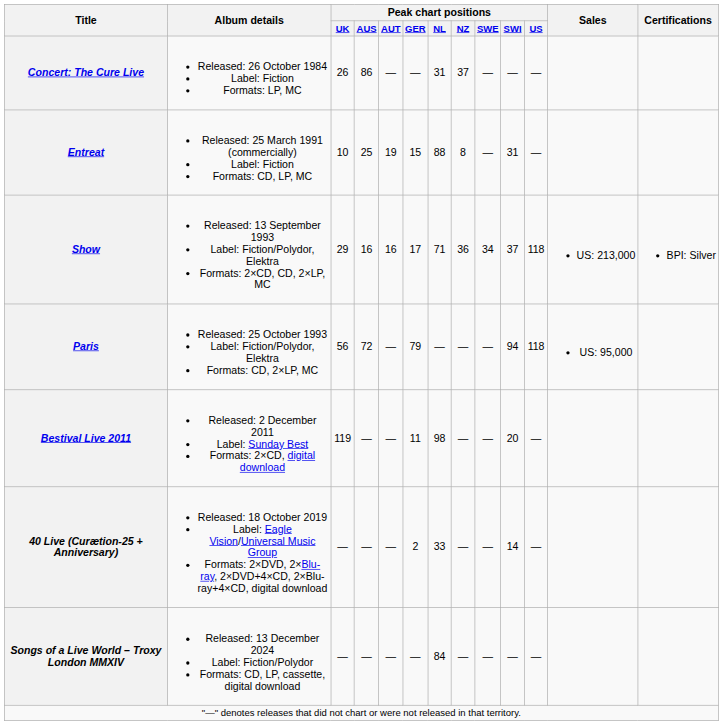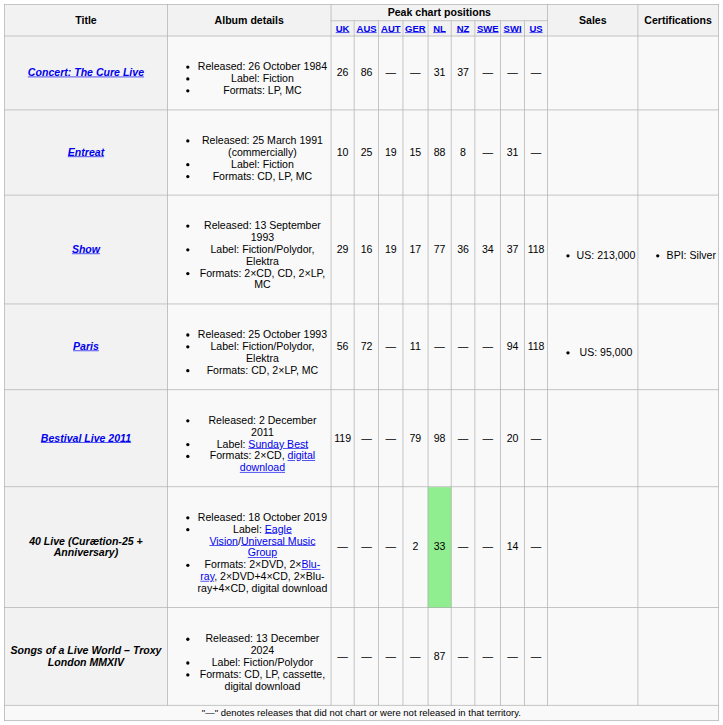(391, 249) 16 -> (391, 249) 19
(440, 249) 71 -> (440, 249) 77
(415, 346) 79 -> (415, 346) 11
(415, 438) 11 -> (415, 438) 79
(440, 547) no background -> (440, 547) lightgreen background
(440, 656) 84 -> (440, 656) 87
